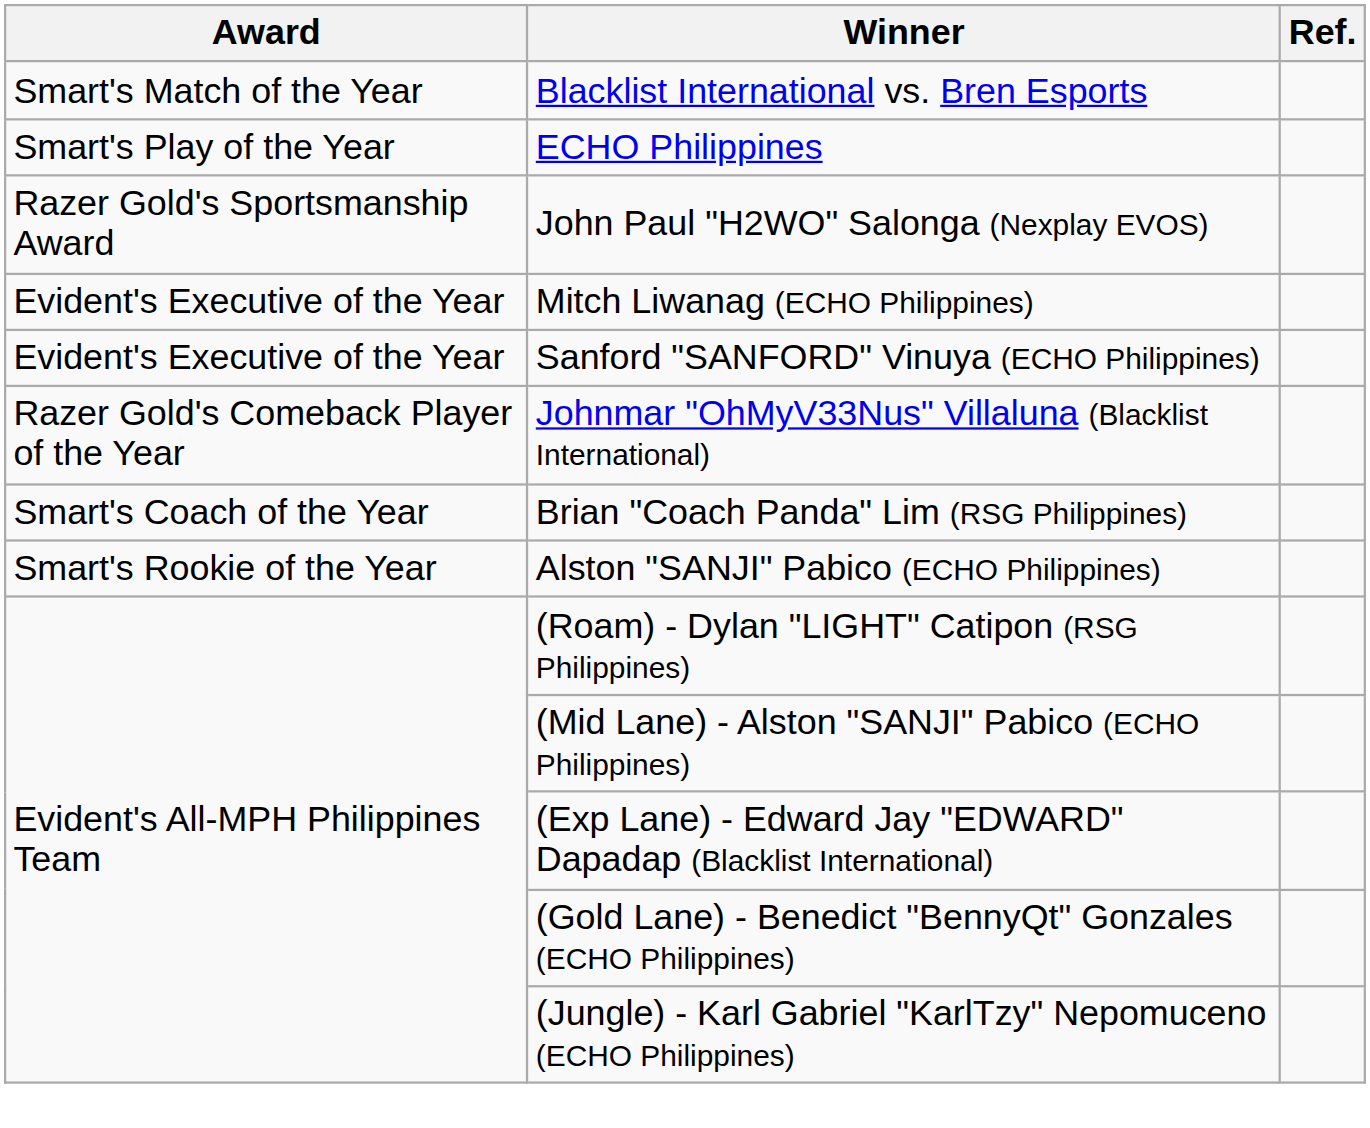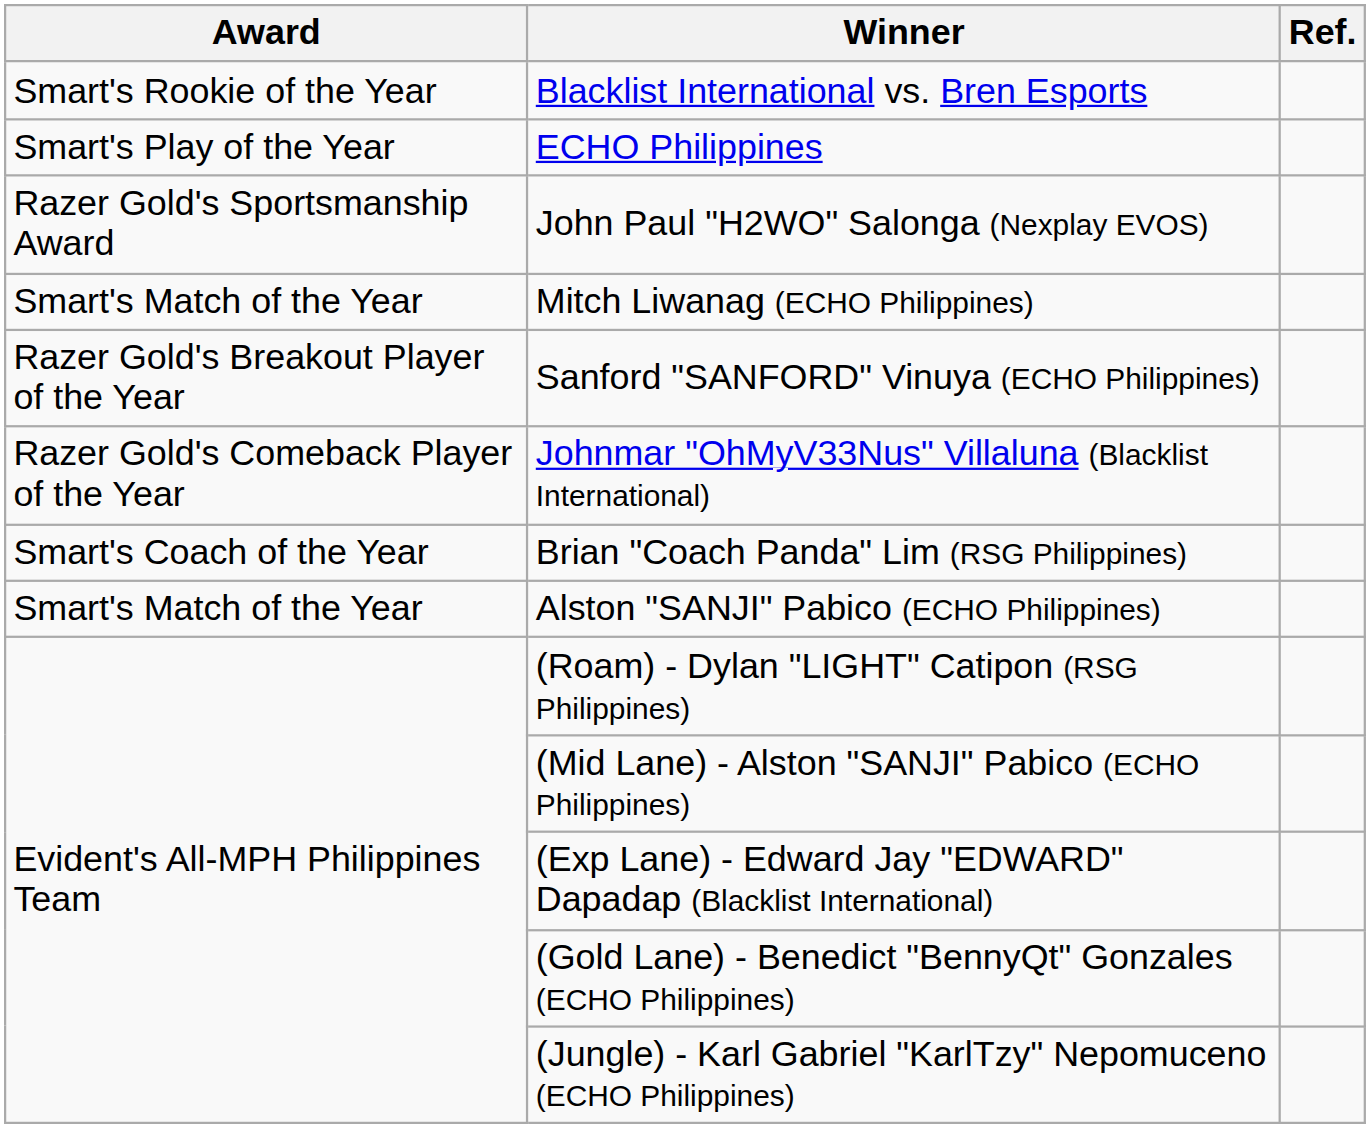(218, 89) Smart's Match of the Year -> (225, 89) Smart's Rookie of the Year
(259, 300) Evident's Executive of the Year -> (218, 300) Smart's Match of the Year
(259, 357) Evident's Executive of the Year -> (249, 377) Razer Gold's Breakout Player of the Year
(225, 568) Smart's Rookie of the Year -> (218, 608) Smart's Match of the Year
